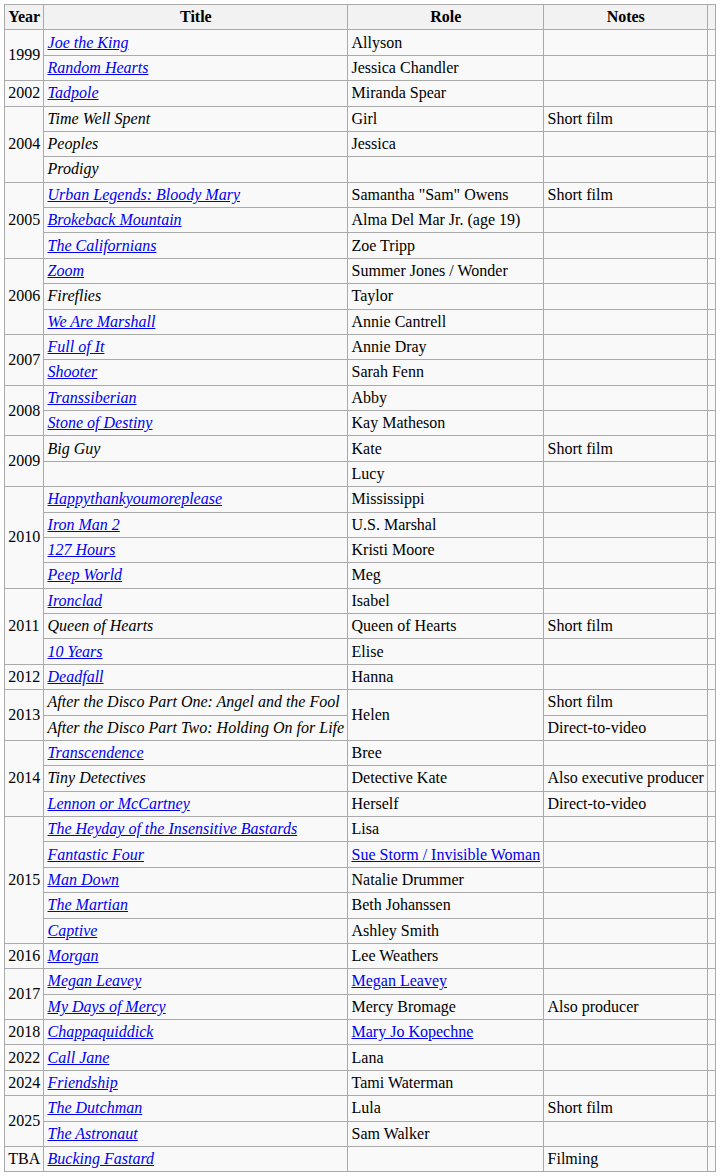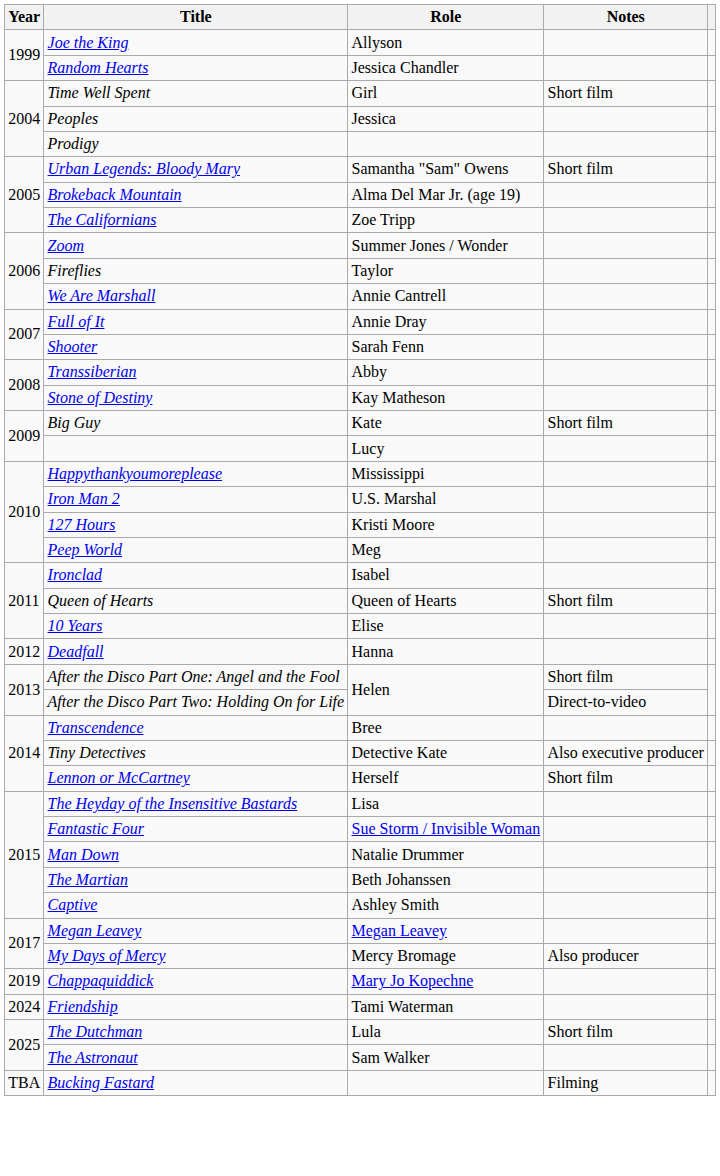- row: (73, 93)
(597, 803) Direct-to-video -> (580, 778) Short film
- row: (73, 956)
(24, 1032) 2018 -> (24, 981) 2019
- row: (78, 1057)
